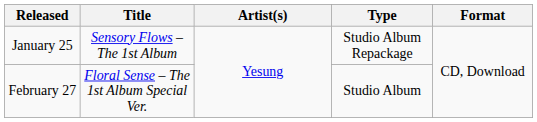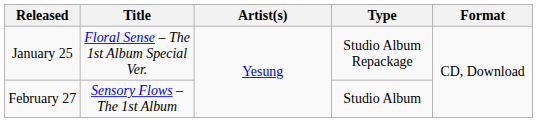(137, 45) Sensory Flows – The 1st Album -> (137, 53) Floral Sense – The 1st Album Special Ver.
(137, 91) Floral Sense – The 1st Album Special Ver. -> (137, 98) Sensory Flows – The 1st Album
